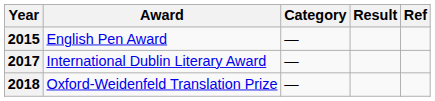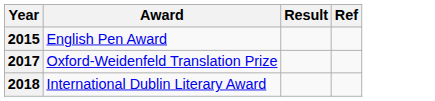- column: (315, 15)
(156, 61) International Dublin Literary Award -> (162, 61) Oxford-Weidenfeld Translation Prize
(162, 84) Oxford-Weidenfeld Translation Prize -> (156, 84) International Dublin Literary Award
